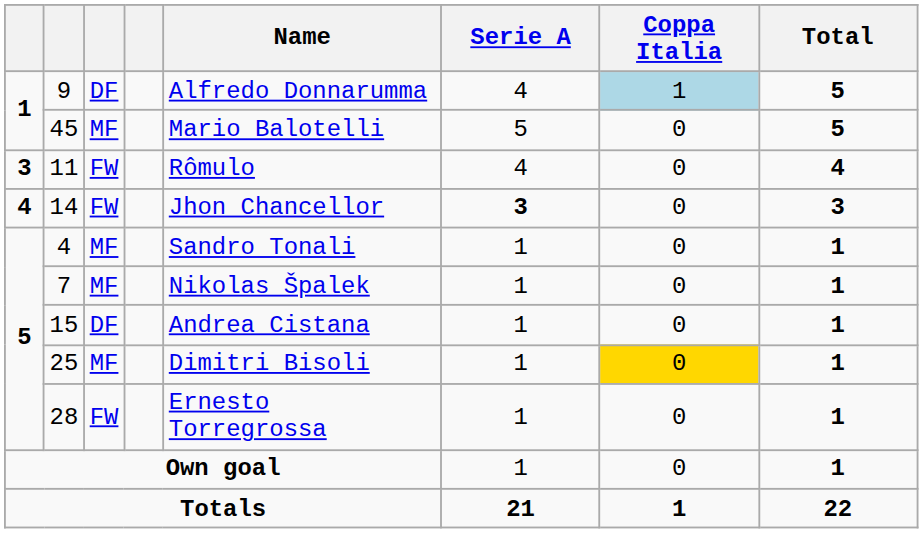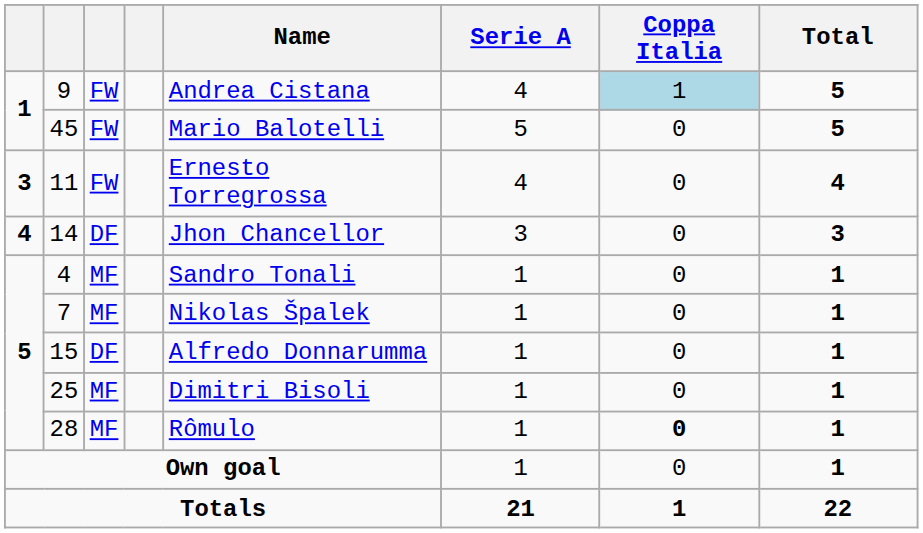(104, 91) DF -> (104, 91) FW
(298, 91) Alfredo Donnarumma -> (269, 91) Andrea Cistana
(104, 130) MF -> (104, 130) FW
(212, 169) Rômulo -> (248, 183) Ernesto Torregrossa
(104, 208) FW -> (104, 236) DF
(521, 208) bold -> (521, 236) normal
(269, 325) Andrea Cistana -> (298, 353) Alfredo Donnarumma
(679, 364) gold background -> (679, 391) no background
(104, 417) FW -> (104, 430) MF
(248, 417) Ernesto Torregrossa -> (212, 430) Rômulo
(679, 417) normal -> (679, 430) bold
